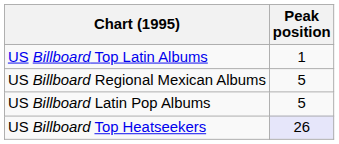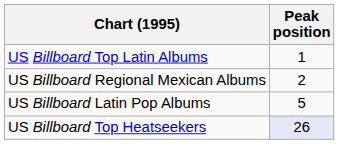(302, 80) 5 -> (302, 80) 2
